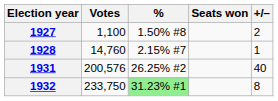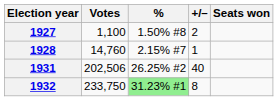columns swapped: (220, 13) <-> (262, 13)
(105, 68) 200,576 -> (105, 68) 202,506
